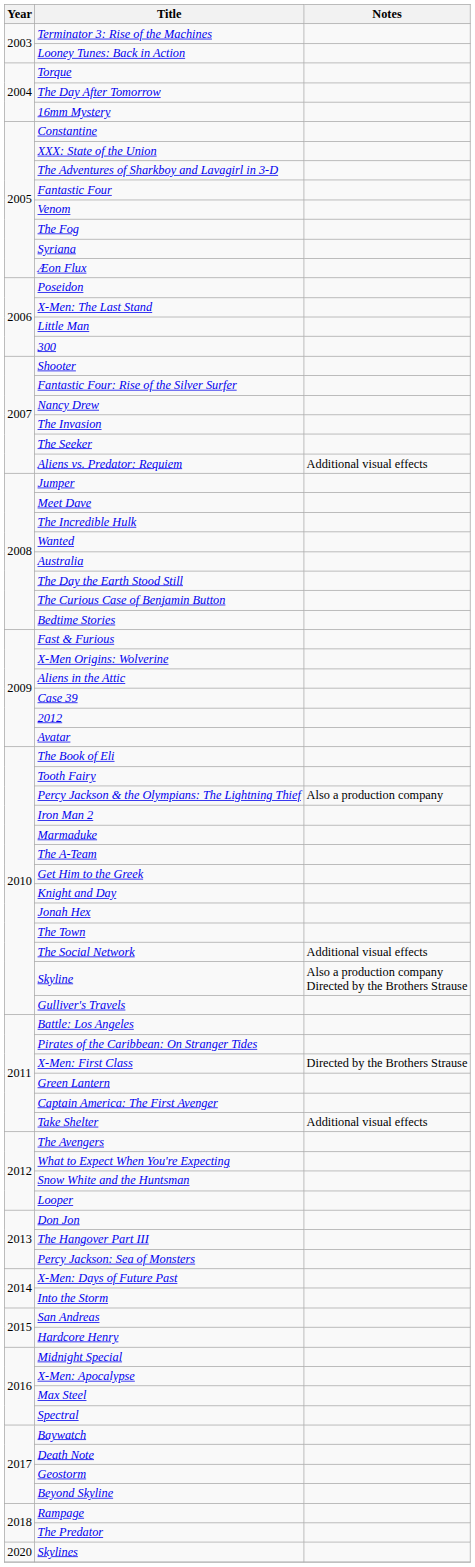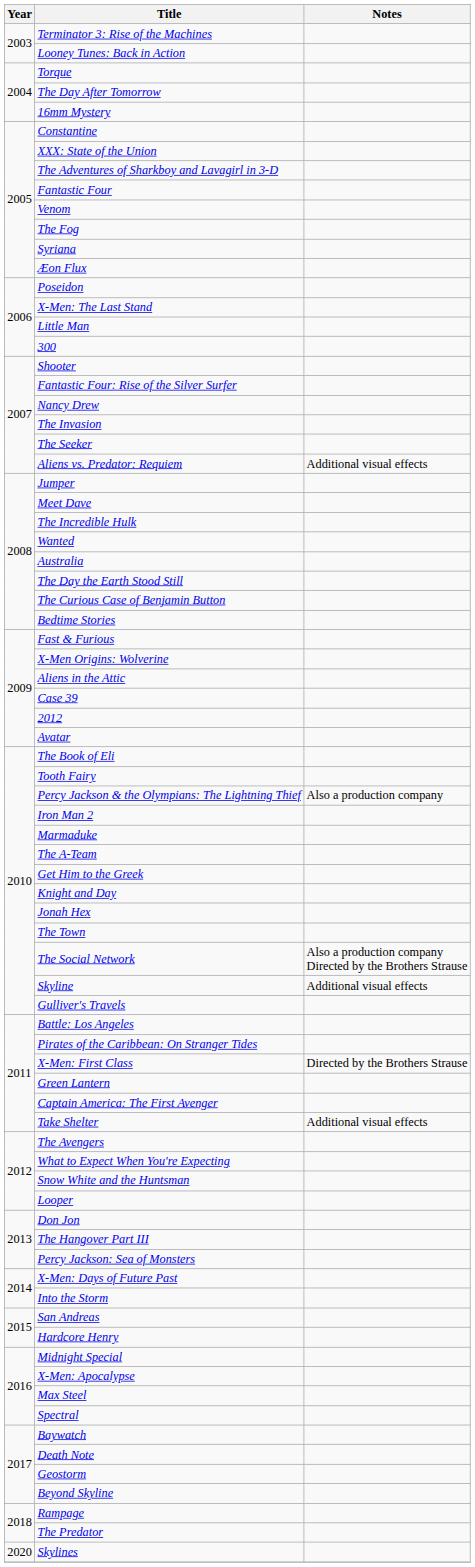(367, 952) Additional visual effects -> (387, 959) Also a production company Directed by the Brothers Strause
(387, 978) Also a production company Directed by the Brothers Strause -> (367, 985) Additional visual effects
